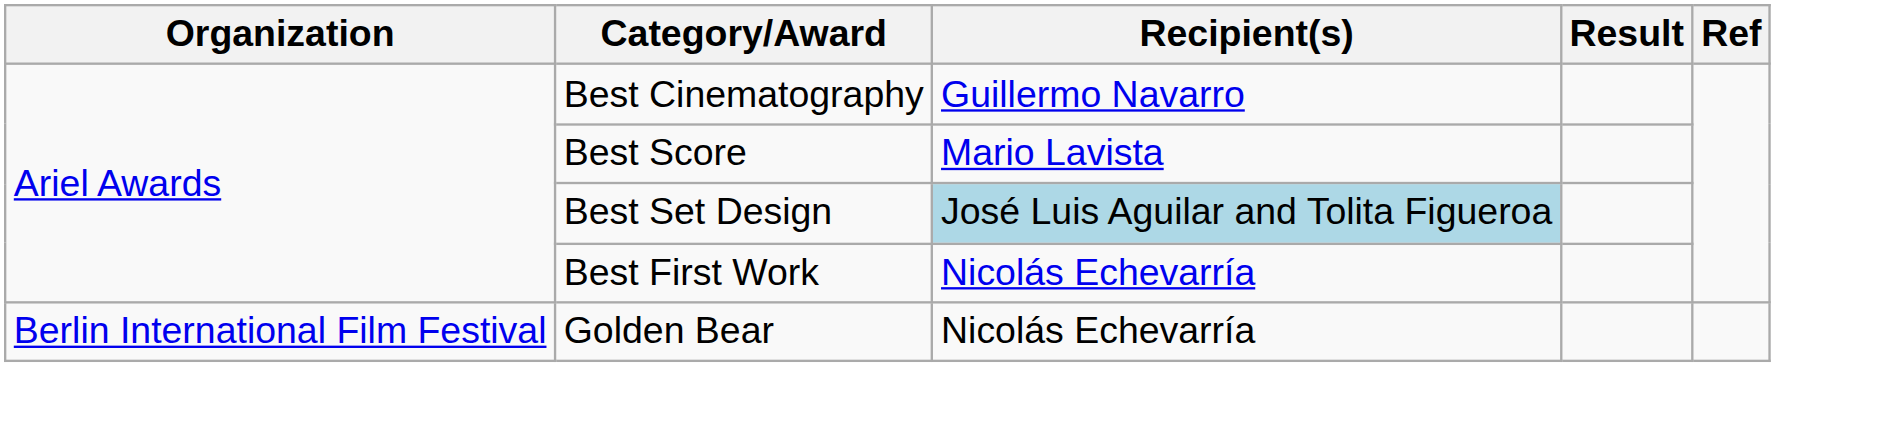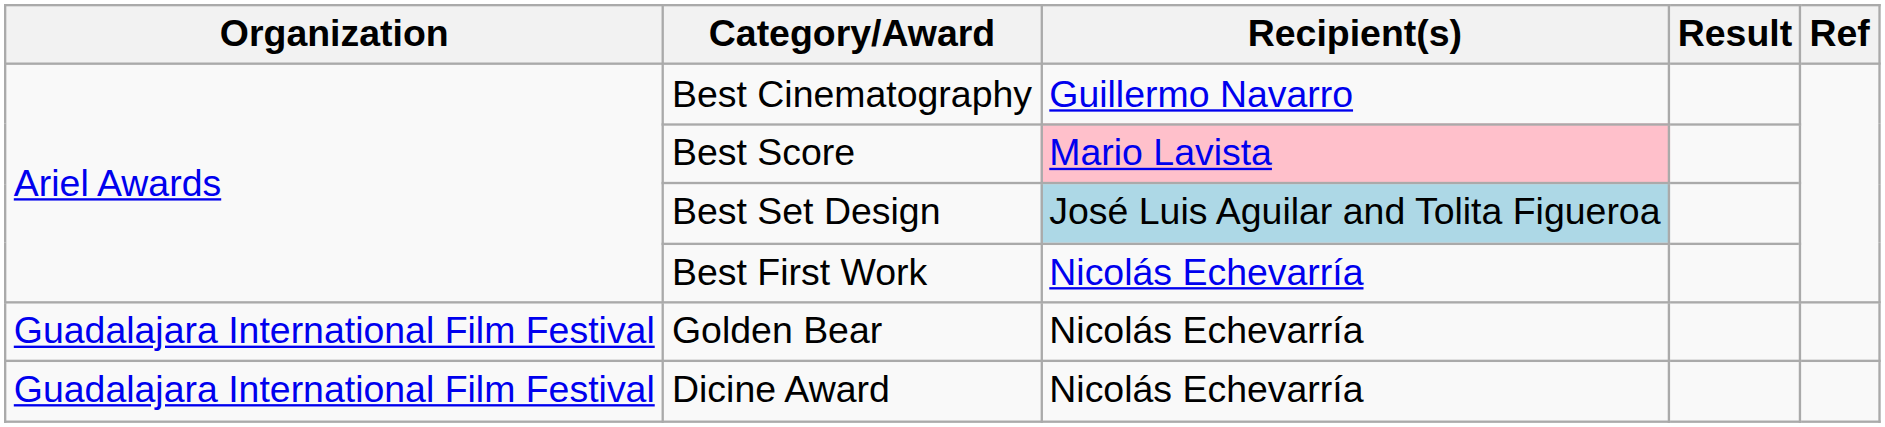(1052, 152) no background -> (1161, 152) pink background
(280, 331) Berlin International Film Festival -> (334, 331) Guadalajara International Film Festival
+ row: (781, 390)
